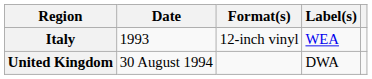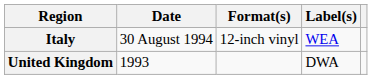(134, 39) 1993 -> (166, 39) 30 August 1994
(166, 62) 30 August 1994 -> (134, 62) 1993
